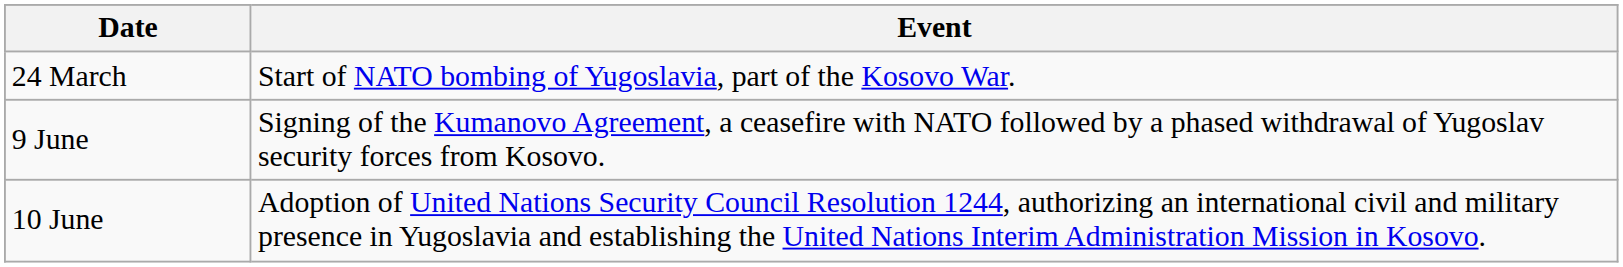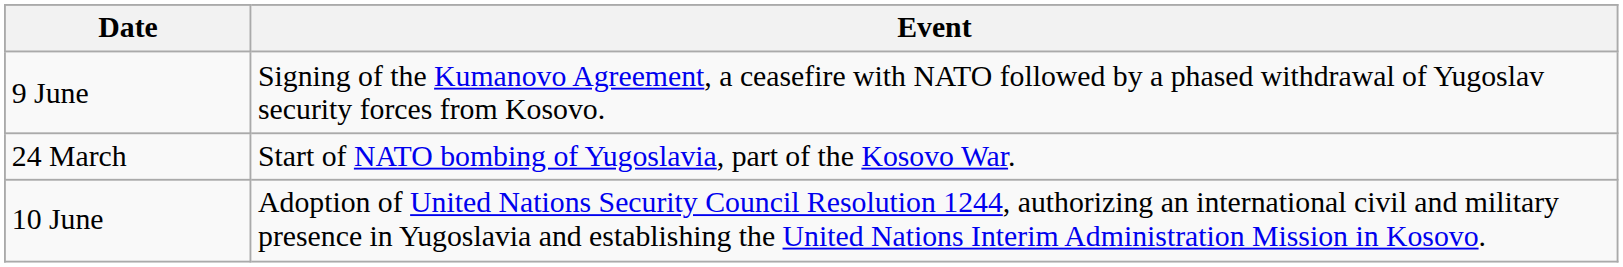rows swapped: (69, 75) <-> (50, 139)
